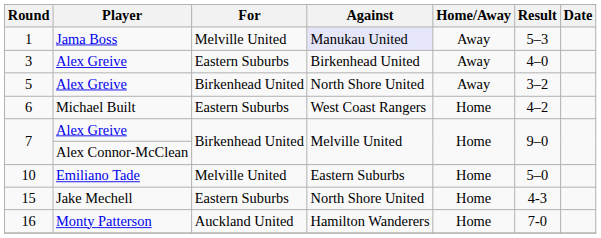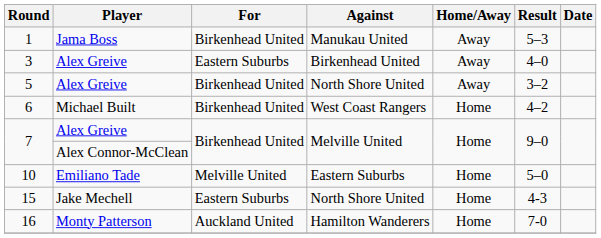(241, 38) Melville United -> (249, 38) Birkenhead United
(359, 38) lavender background -> (359, 38) no background
(242, 107) Eastern Suburbs -> (249, 107) Birkenhead United
